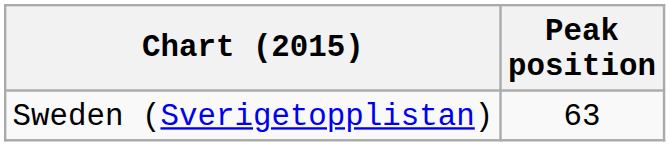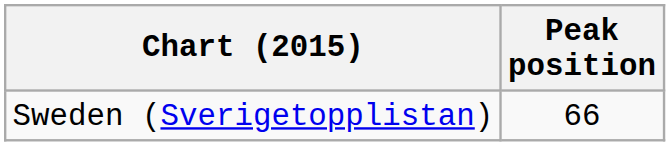(582, 116) 63 -> (582, 116) 66
